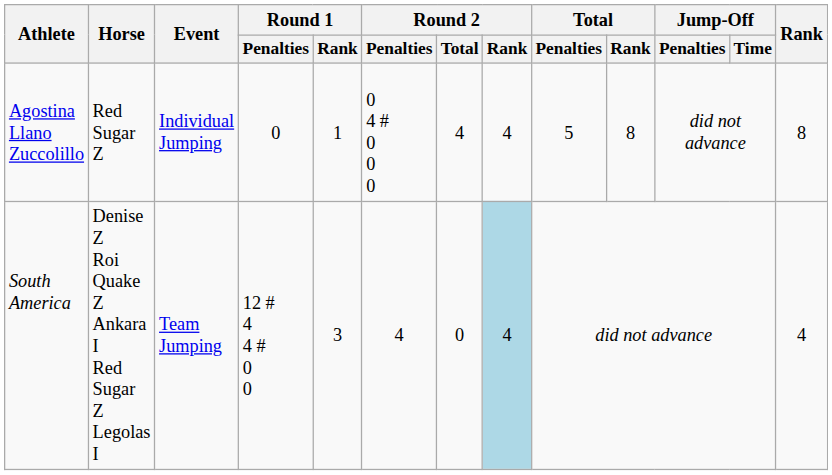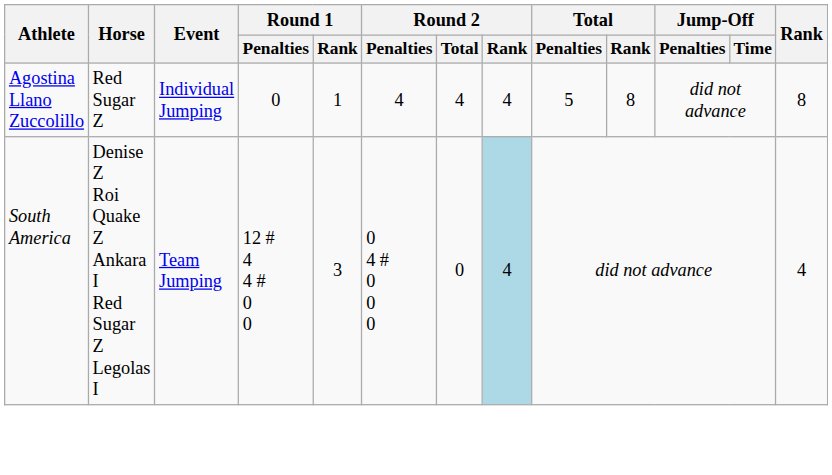(378, 143) 0 4 # 0 0 0 -> (399, 100) 4
(399, 335) 4 -> (378, 281) 0 4 # 0 0 0
